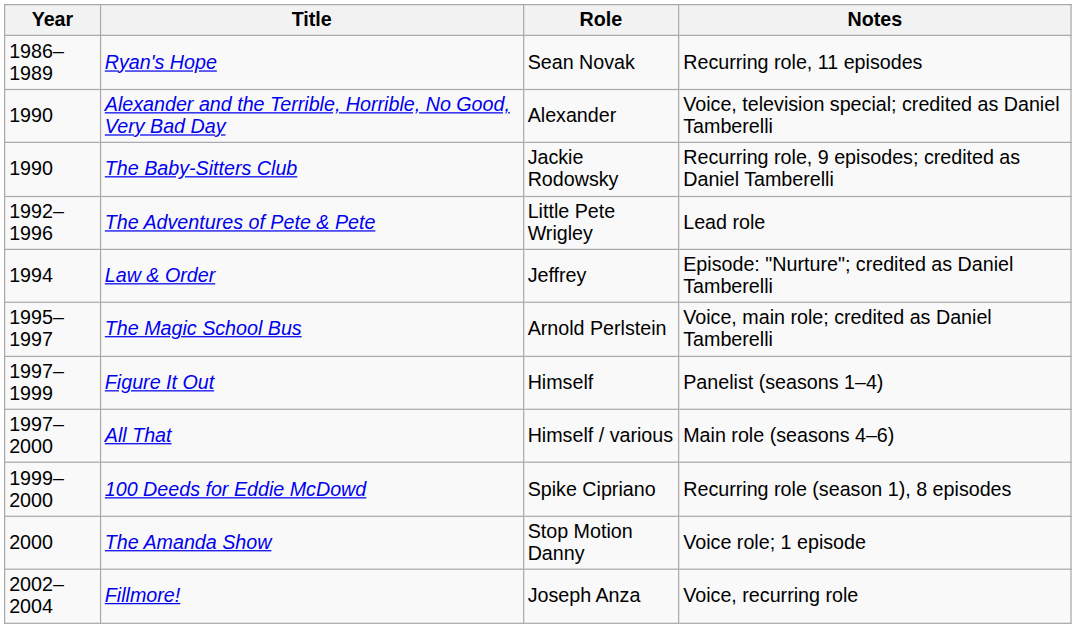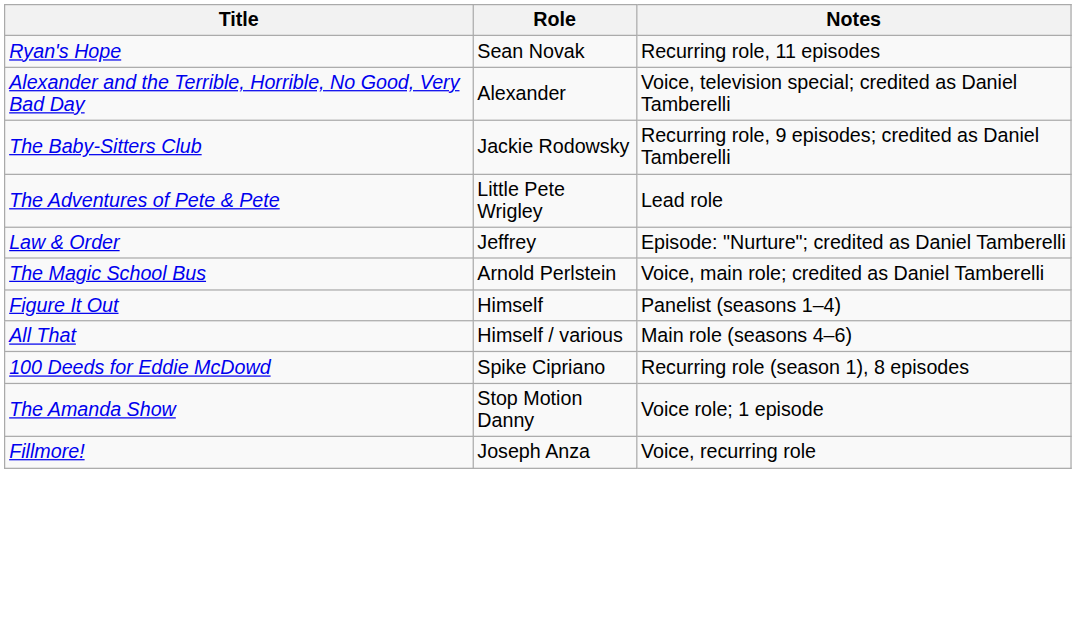- column: (52, 20)
